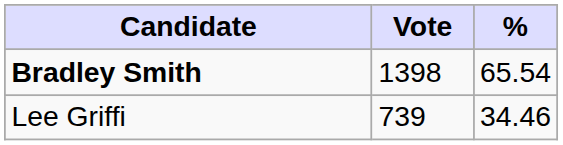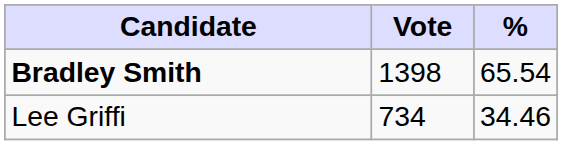(402, 116) 739 -> (402, 116) 734
